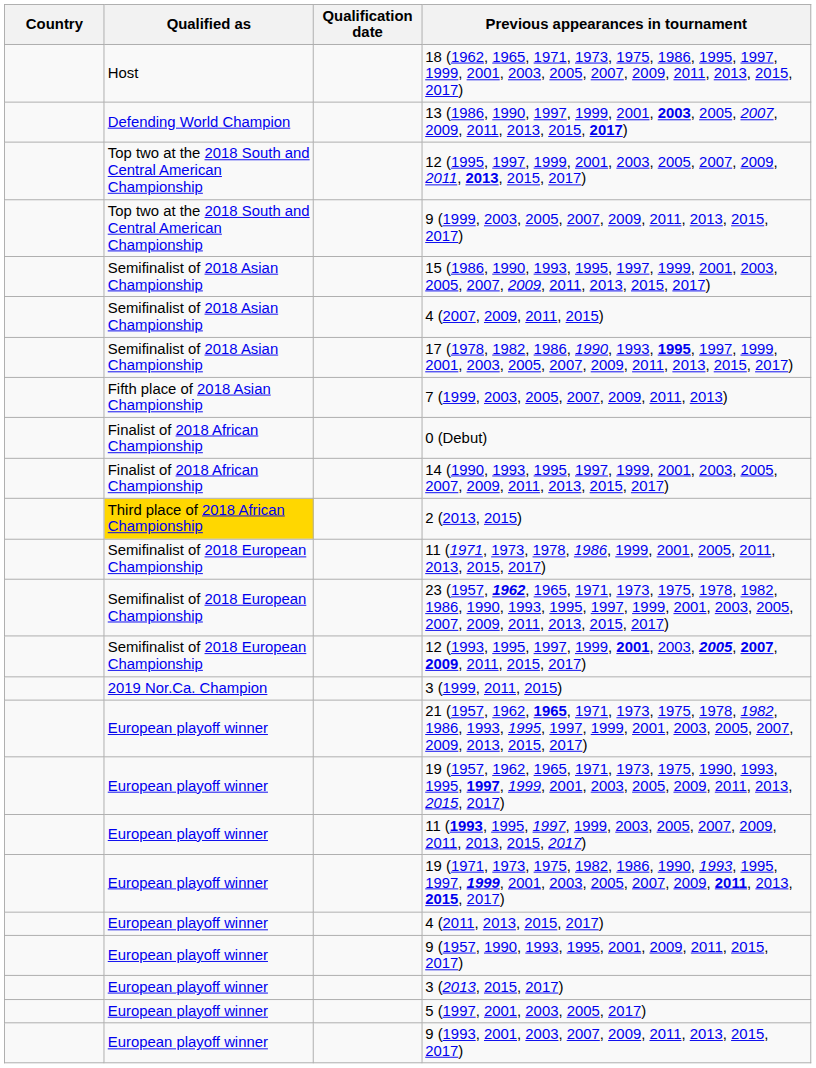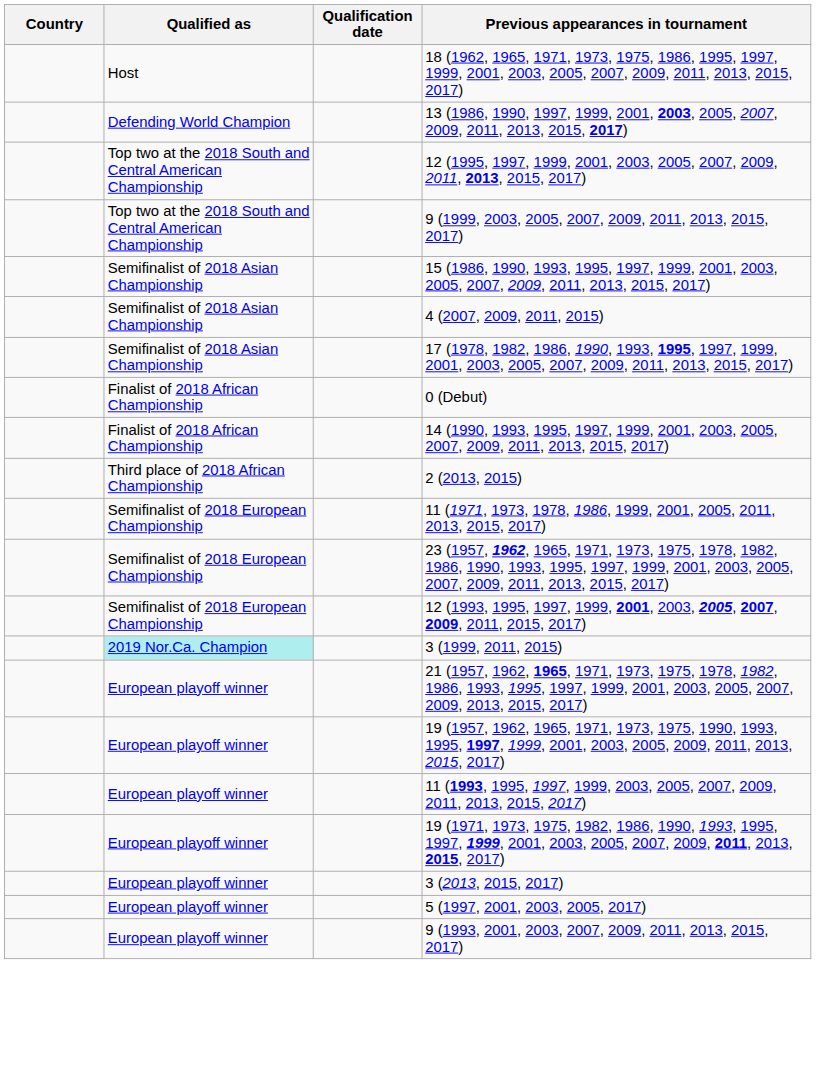- row: (577, 397)
(196, 518) gold background -> (196, 478) no background
(188, 688) no background -> (188, 648) paleturquoise background
- row: (514, 923)
- row: (597, 955)
